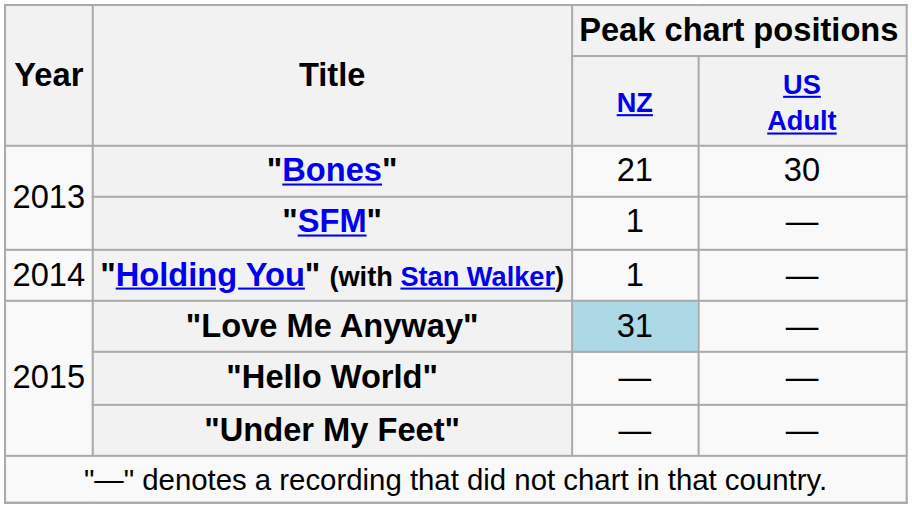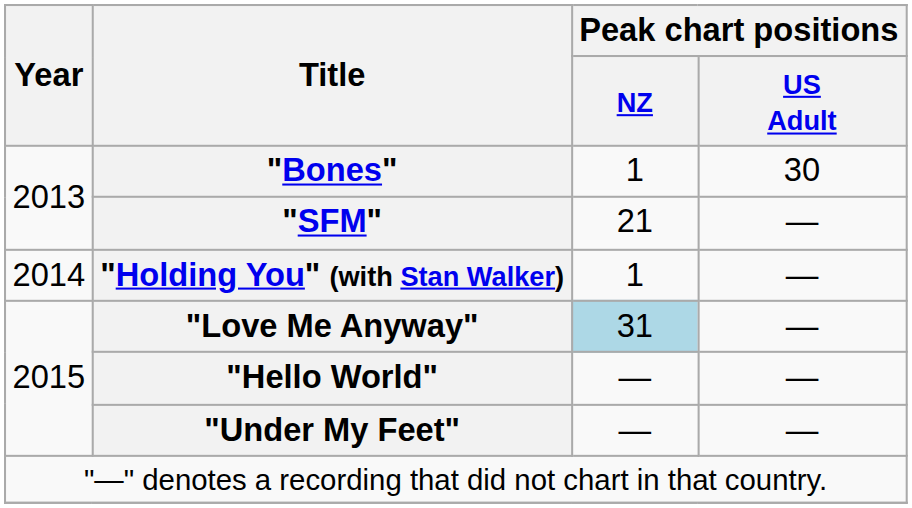(635, 170) 21 -> (635, 170) 1
(635, 222) 1 -> (635, 222) 21
